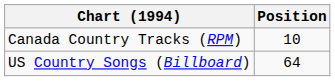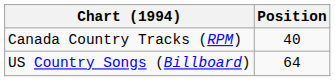(292, 40) 10 -> (292, 40) 40
